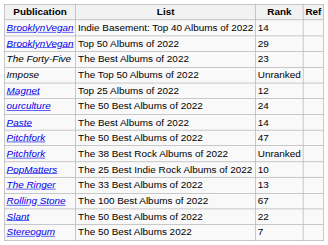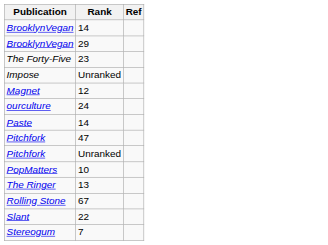- column: (166, 12)
